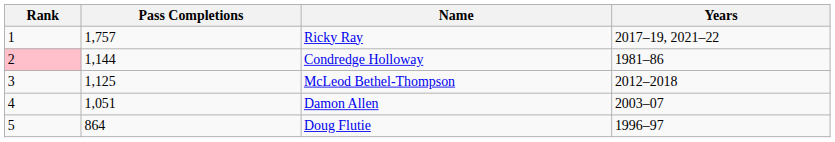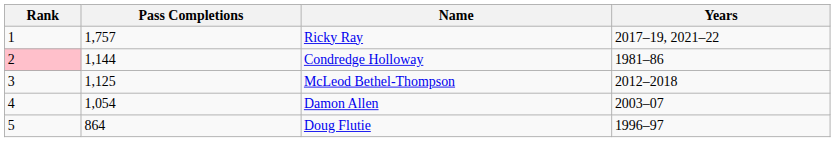(100, 103) 1,051 -> (100, 103) 1,054
